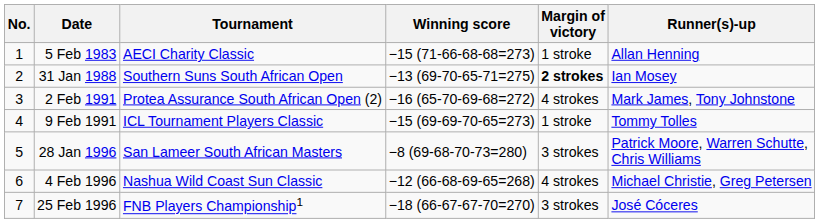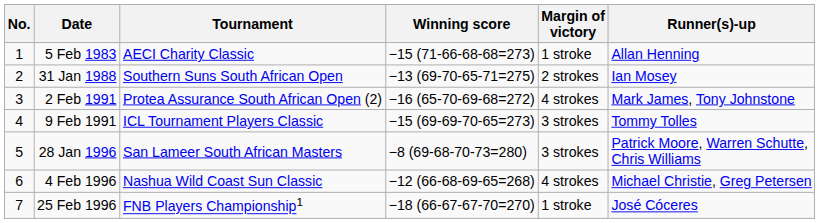(572, 76) bold -> (570, 76) normal
(566, 121) 1 stroke -> (570, 121) 3 strokes
(570, 206) 3 strokes -> (566, 206) 1 stroke
